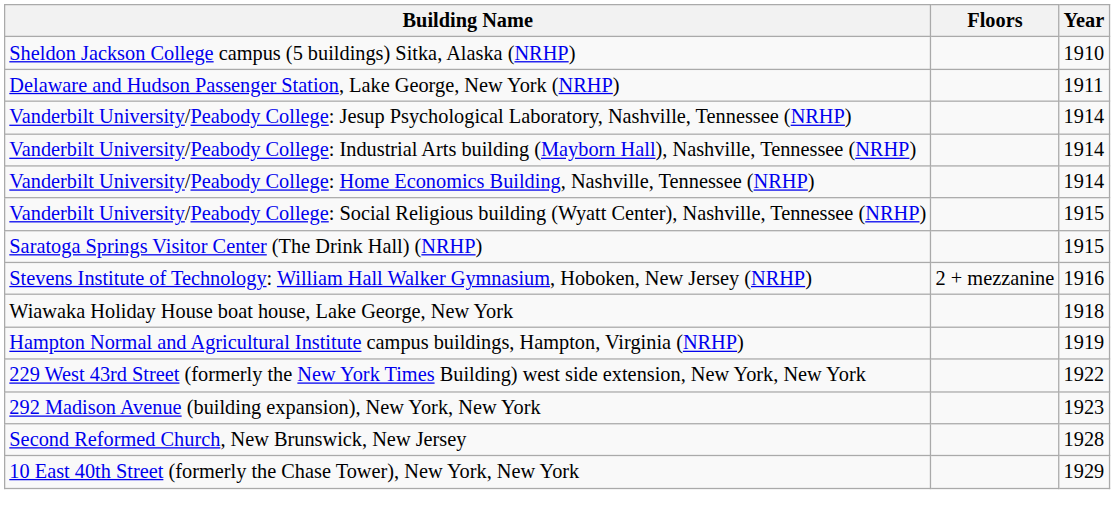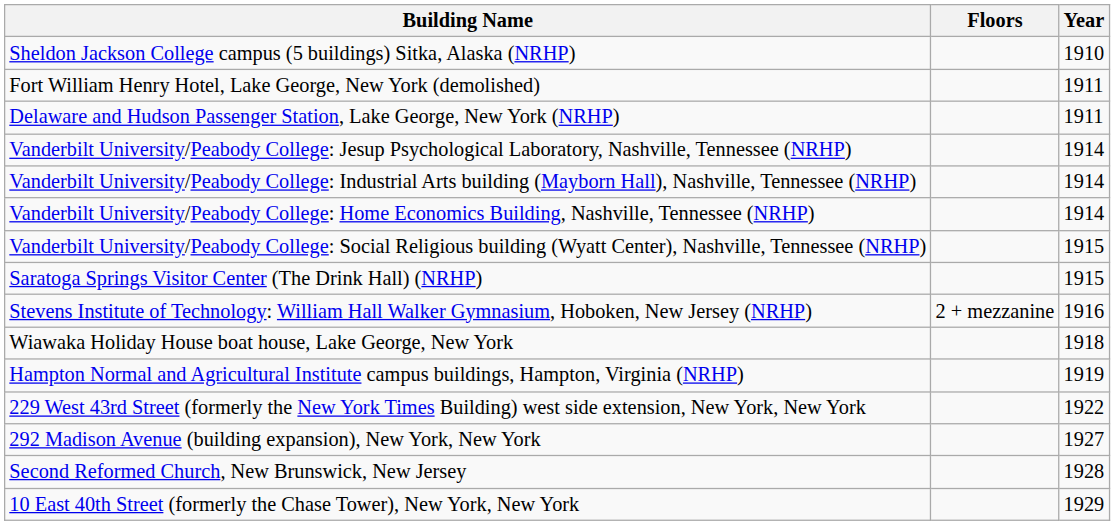+ row: (275, 85)
(1084, 407) 1923 -> (1084, 439) 1927
